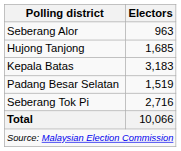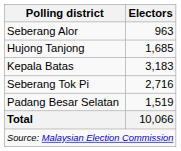rows swapped: (48, 102) <-> (63, 84)
